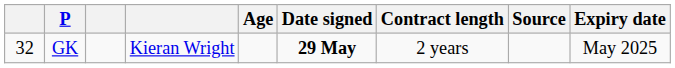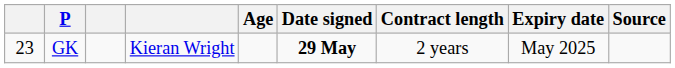columns swapped: (620, 18) <-> (539, 18)
(25, 47) 32 -> (25, 47) 23
